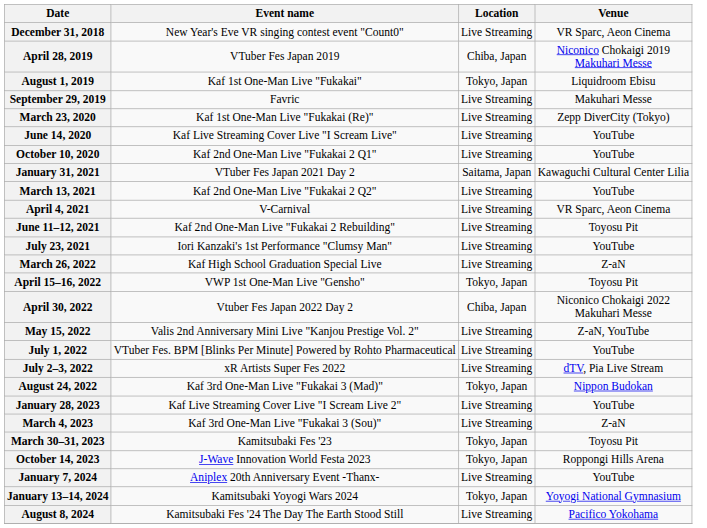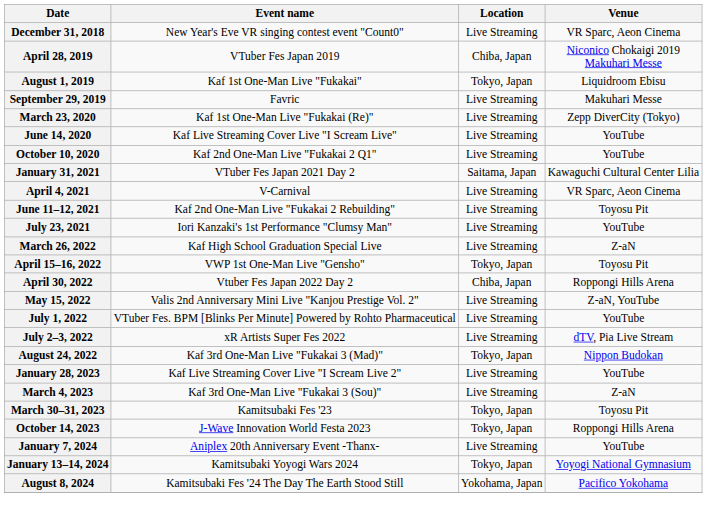- row: (58, 191)
(613, 307) Niconico Chokaigi 2022 Makuhari Messe -> (623, 282) Roppongi Hills Arena
(497, 514) Live Streaming -> (502, 483) Yokohama, Japan
